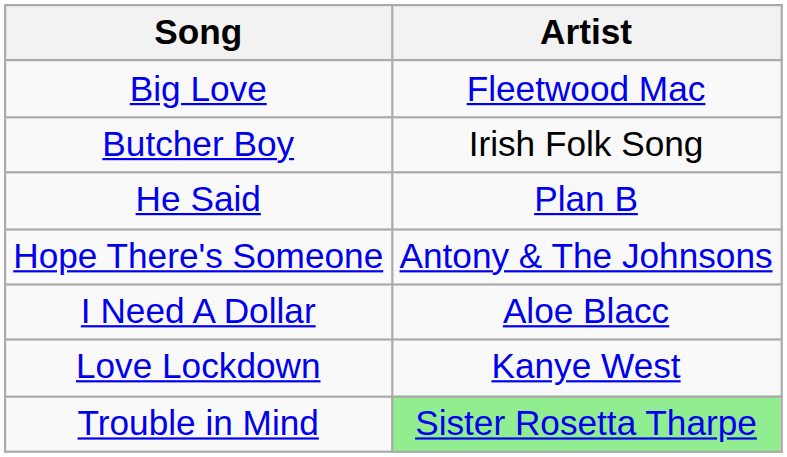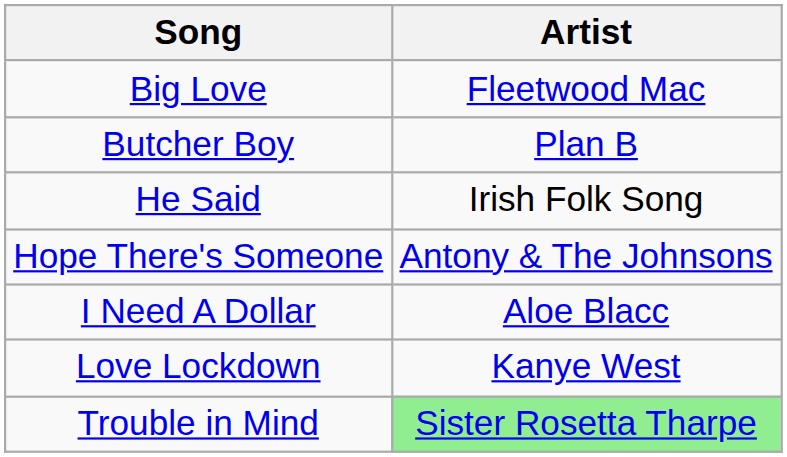(586, 144) Irish Folk Song -> (586, 144) Plan B
(586, 199) Plan B -> (586, 199) Irish Folk Song
